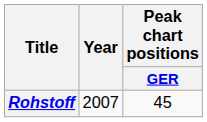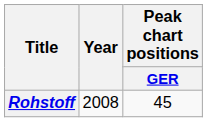(101, 103) 2007 -> (101, 103) 2008
